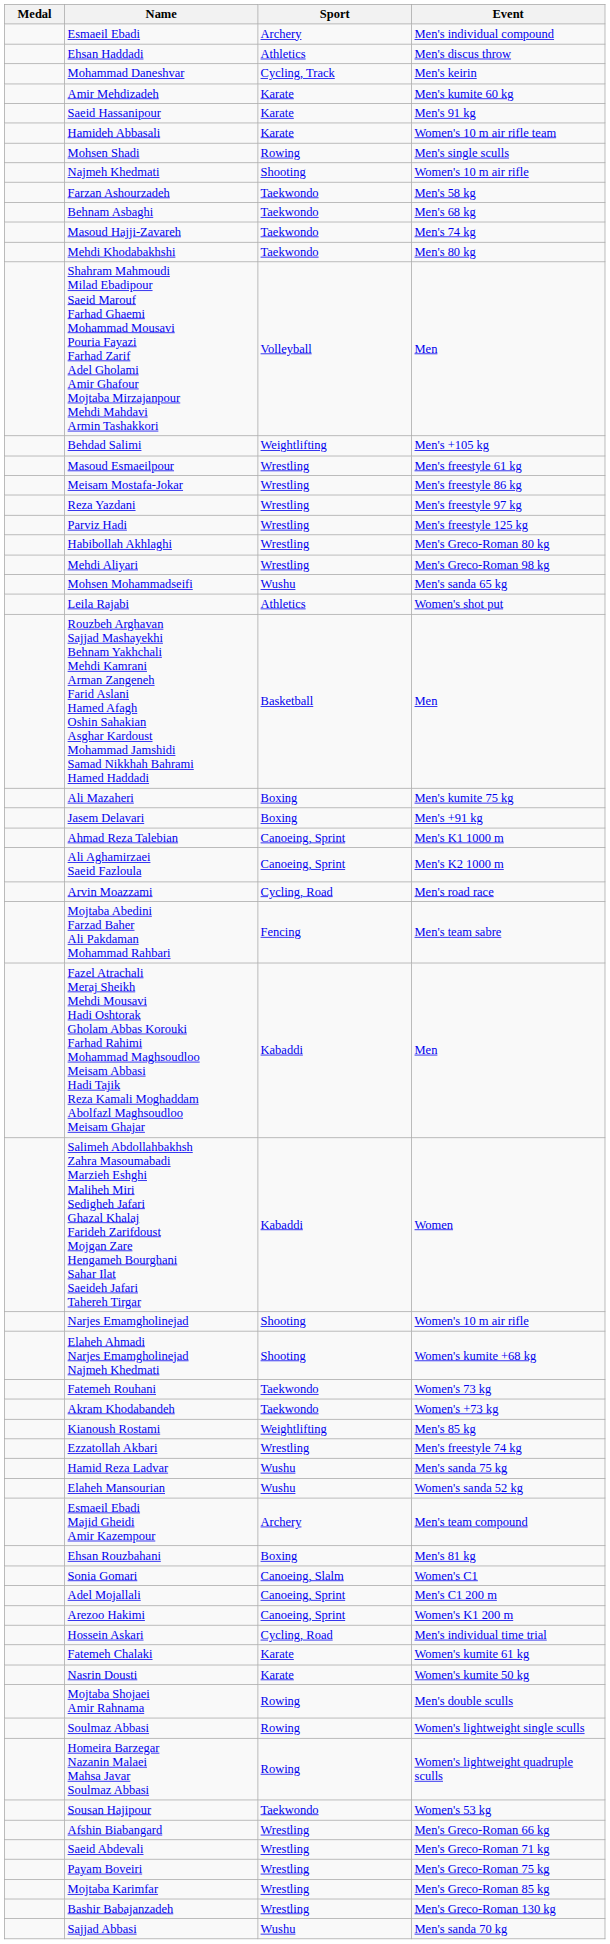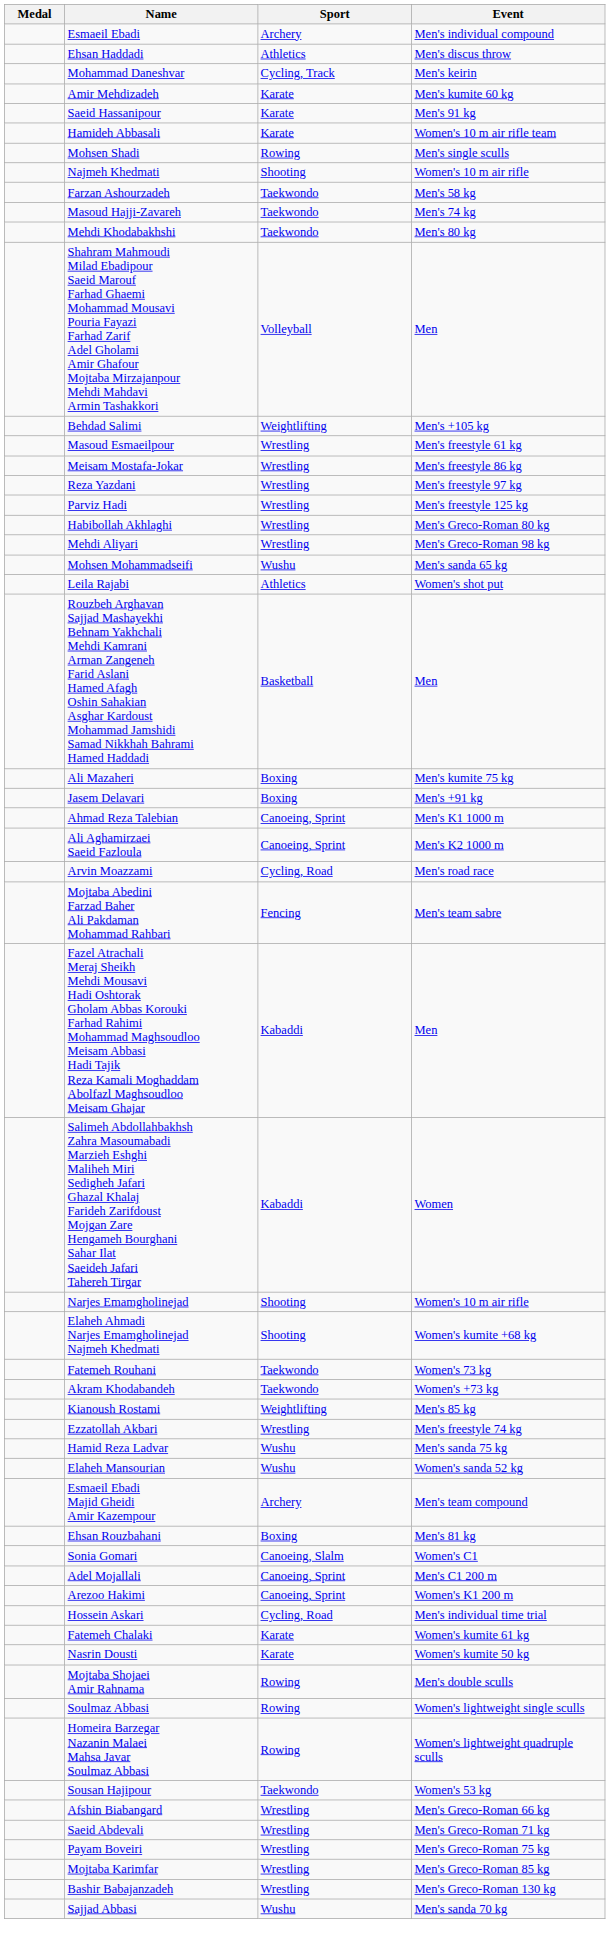- row: (110, 212)
